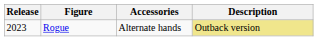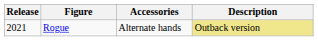(17, 28) 2023 -> (17, 28) 2021
